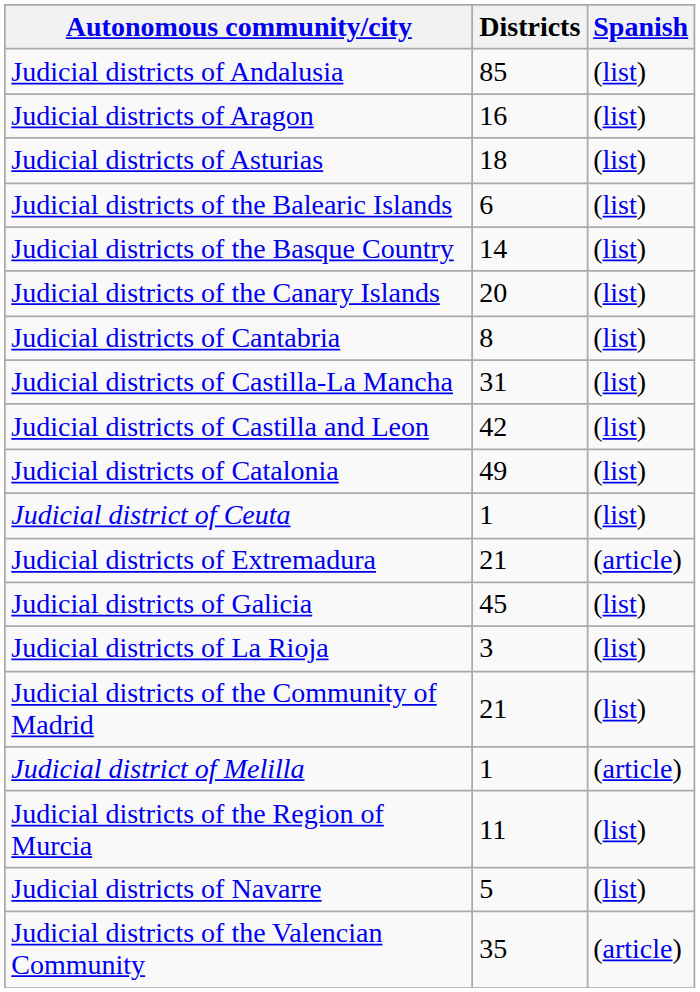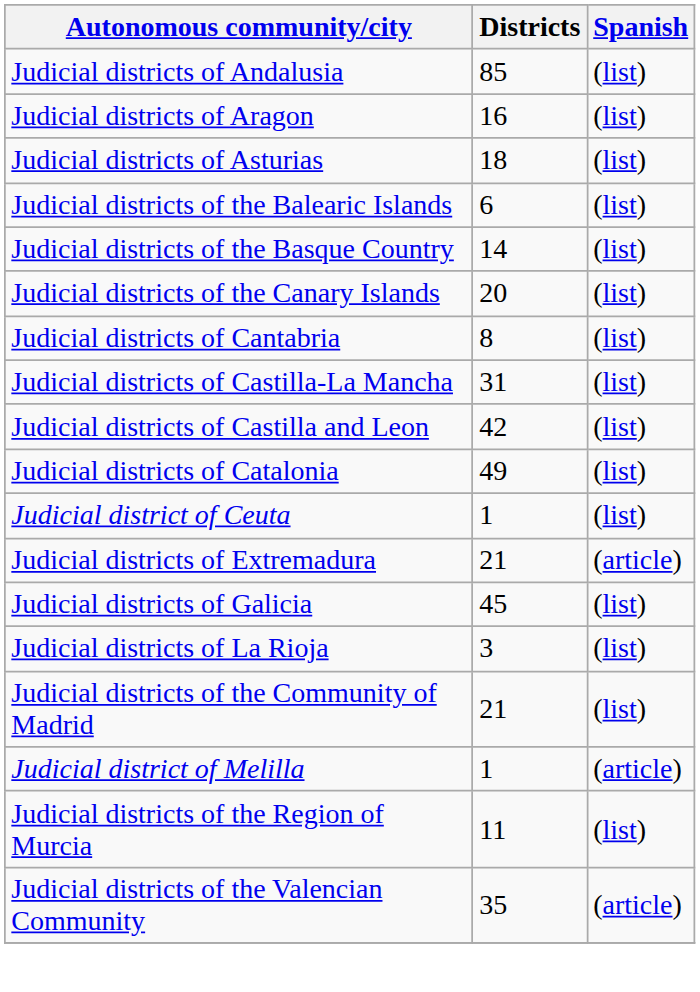- row: (166, 889)
